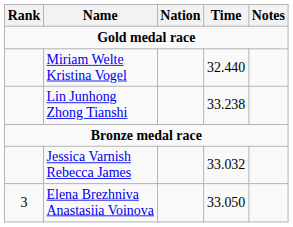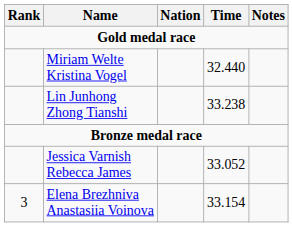(226, 165) 33.032 -> (226, 165) 33.052
(226, 202) 33.050 -> (226, 202) 33.154
